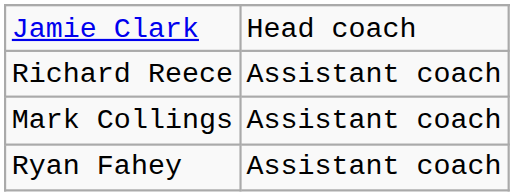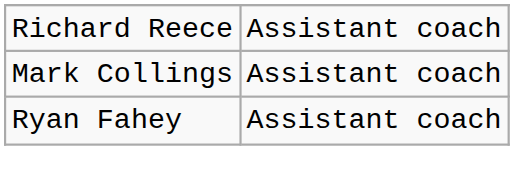- row: (105, 28)
